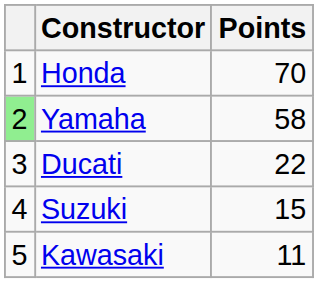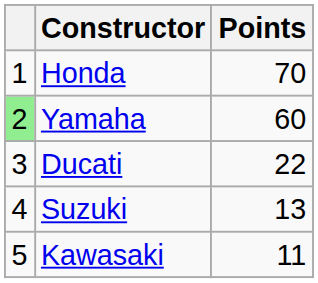(290, 119) 58 -> (290, 119) 60
(290, 210) 15 -> (290, 210) 13
